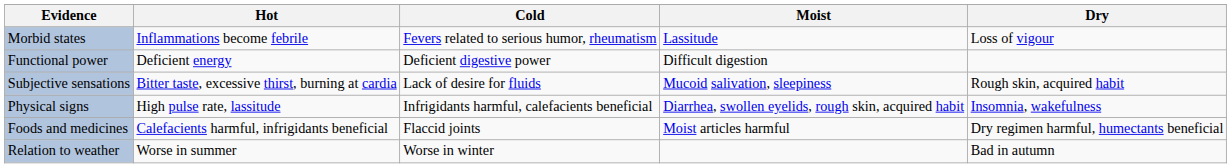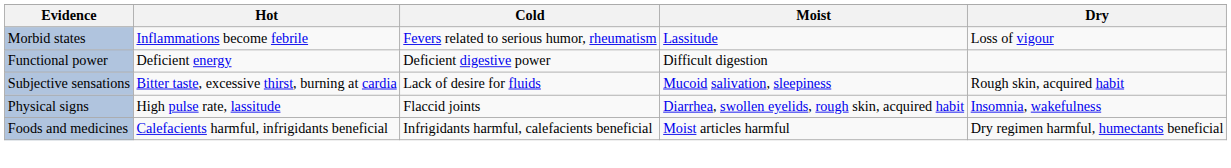(528, 106) Infrigidants harmful, calefacients beneficial -> (442, 106) Flaccid joints
(442, 128) Flaccid joints -> (528, 128) Infrigidants harmful, calefacients beneficial
- row: (63, 151)
